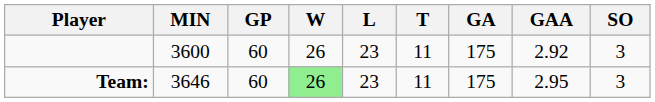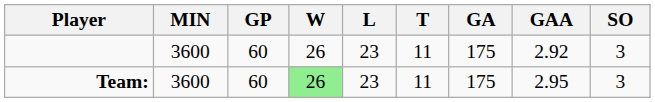(190, 81) 3646 -> (190, 81) 3600
